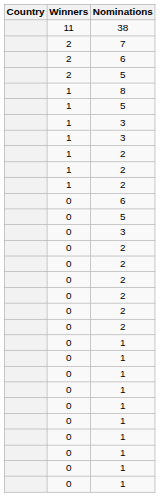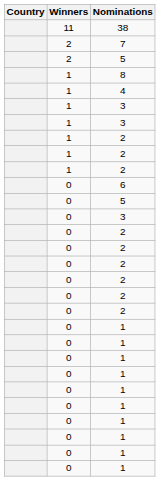- row: (69, 59)
- row: (69, 106)
+ row: (69, 91)
